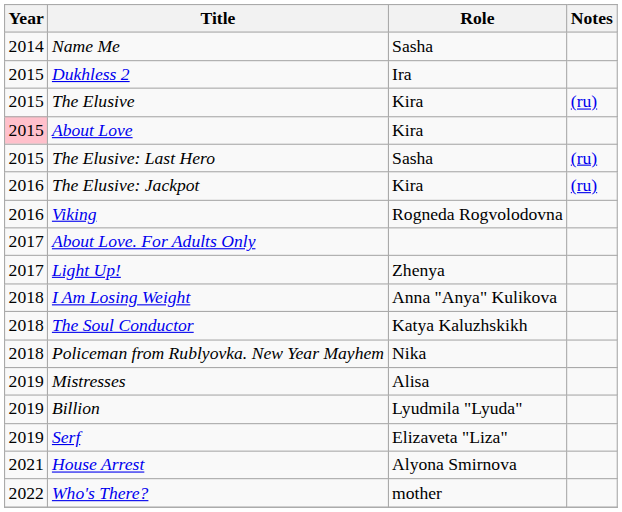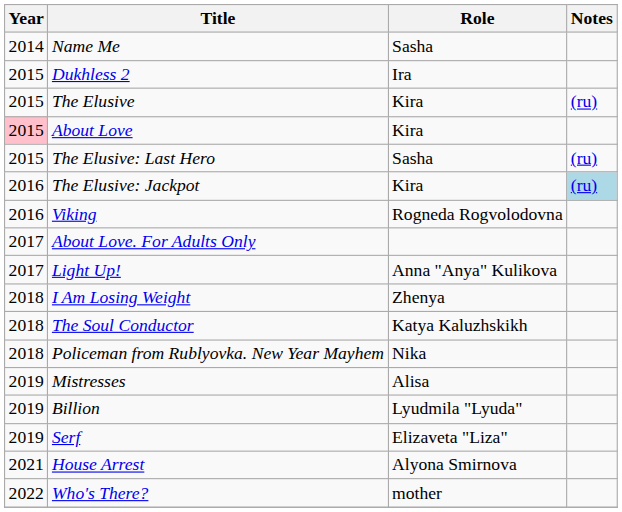(584, 185) no background -> (584, 185) lightblue background
(418, 269) Zhenya -> (475, 269) Anna "Anya" Kulikova
(475, 297) Anna "Anya" Kulikova -> (418, 297) Zhenya
